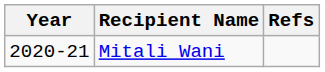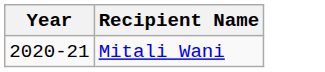- column: (291, 20)
